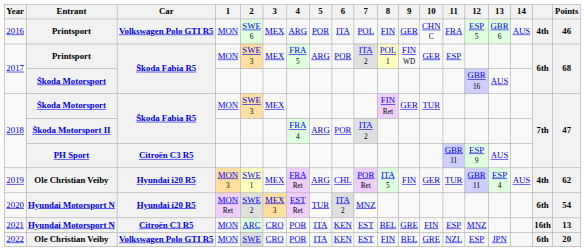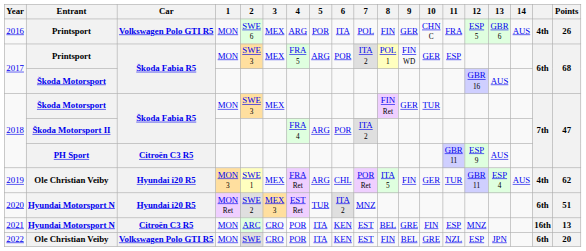(567, 31) 46 -> (567, 31) 26
(567, 205) 54 -> (567, 205) 51
